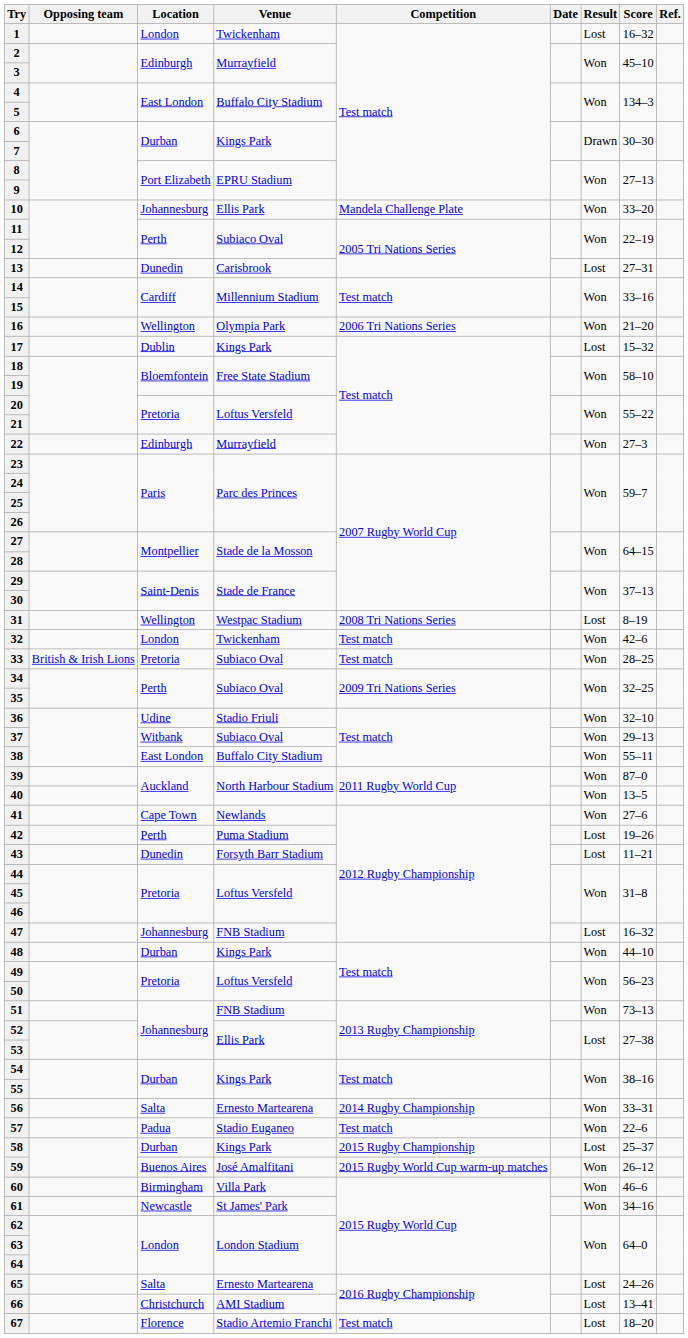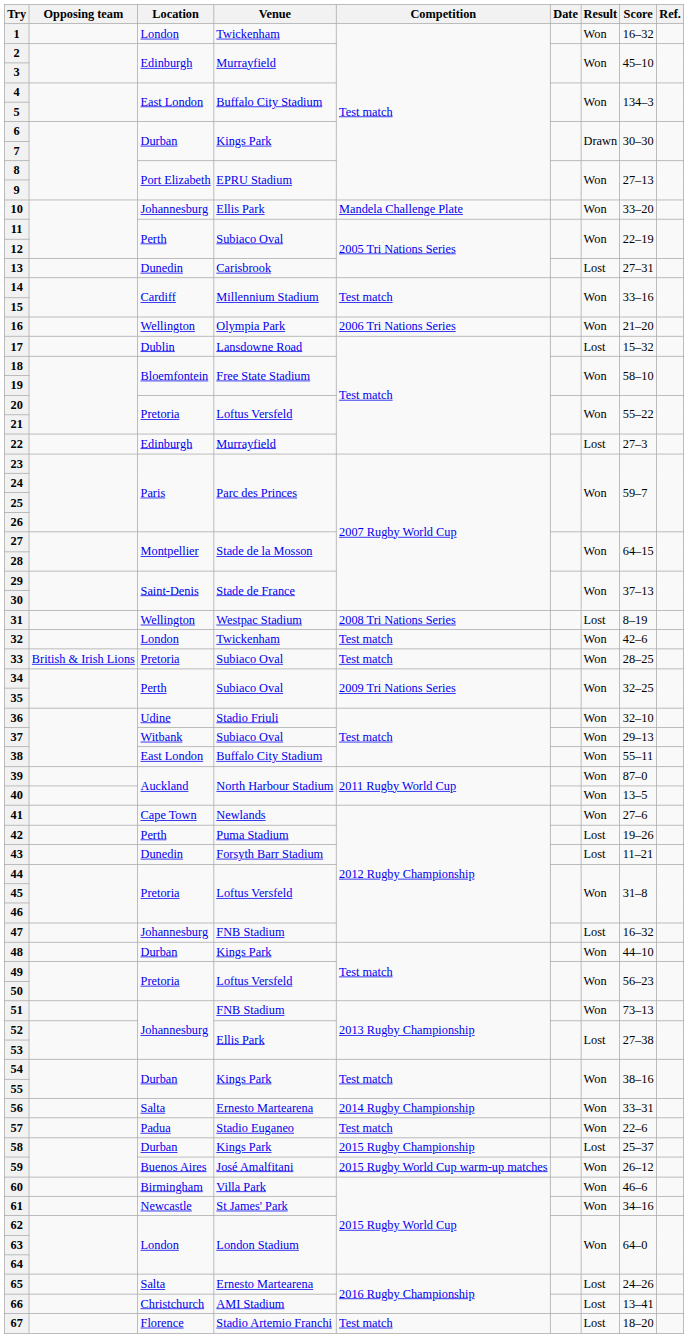(595, 33) Lost -> (595, 33) Won
(244, 346) Kings Park -> (259, 346) Lansdowne Road
(595, 444) Won -> (595, 444) Lost
